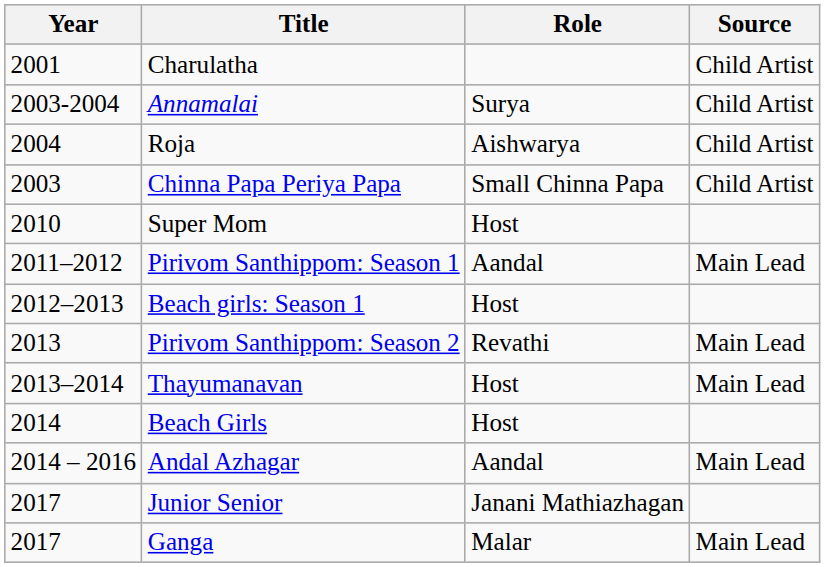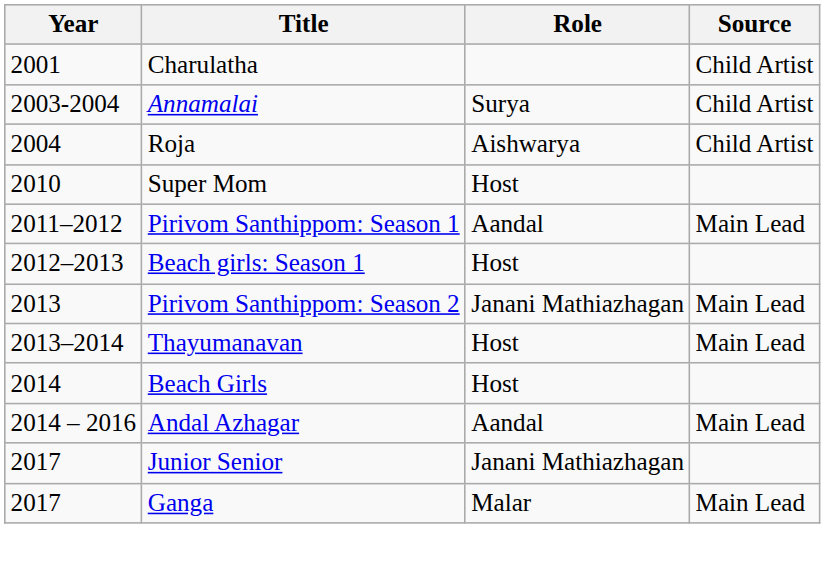- row: (274, 183)
(510, 343) Revathi -> (578, 303) Janani Mathiazhagan
